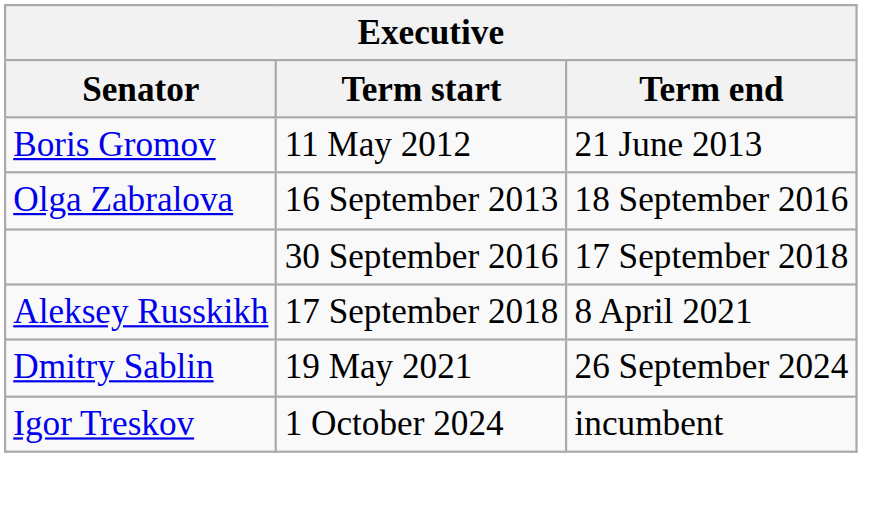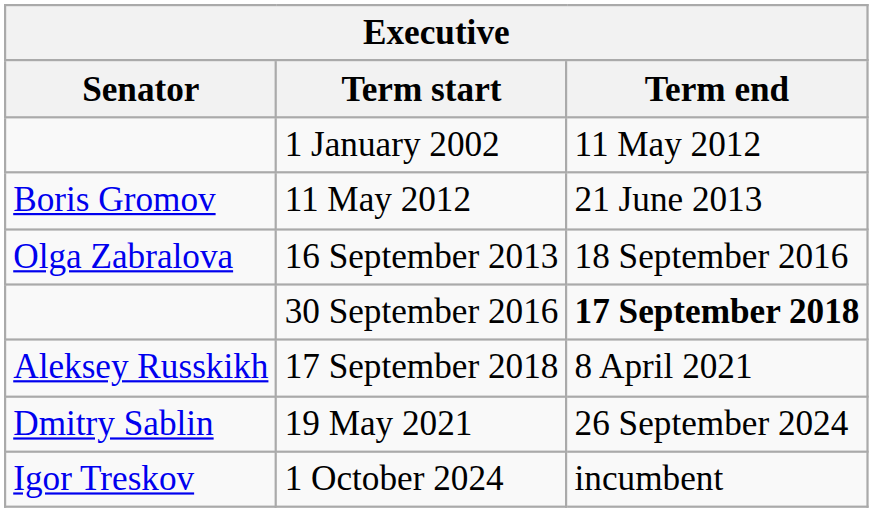+ row: (392, 144)
(711, 255) normal -> (717, 311) bold
